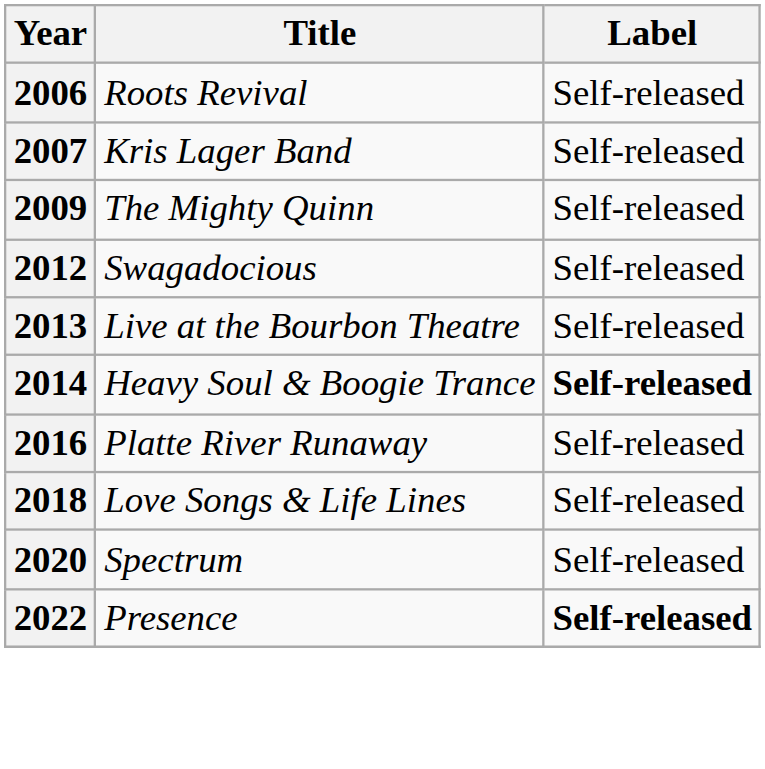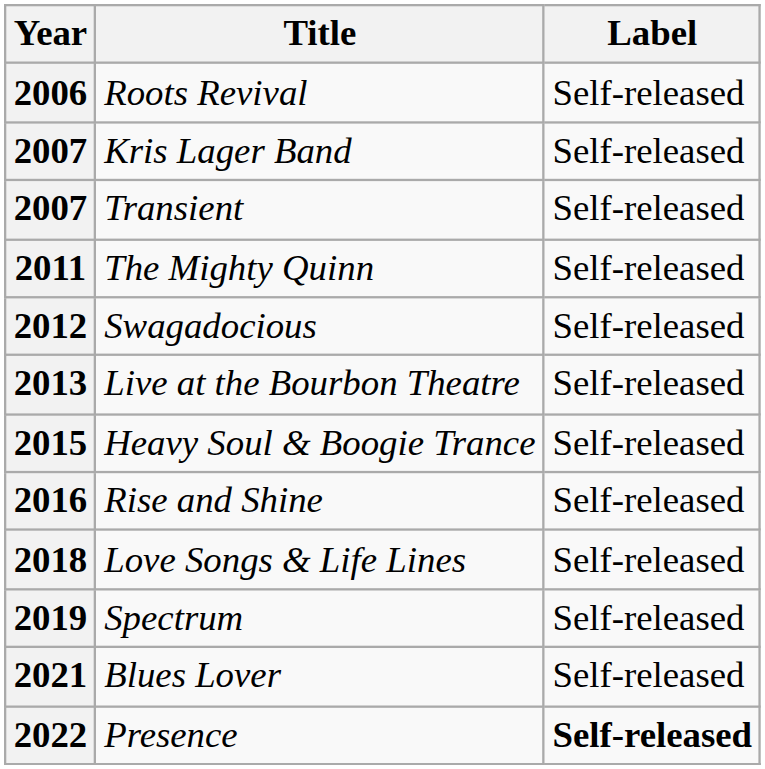+ row: (174, 208)
(50, 208) 2009 -> (50, 267) 2011
(50, 383) 2014 -> (50, 442) 2015
(652, 383) bold -> (648, 442) normal
+ row: (214, 500)
- row: (266, 442)
(50, 558) 2020 -> (50, 617) 2019
+ row: (193, 675)
